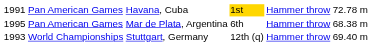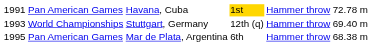rows swapped: (76, 37) <-> (75, 23)
